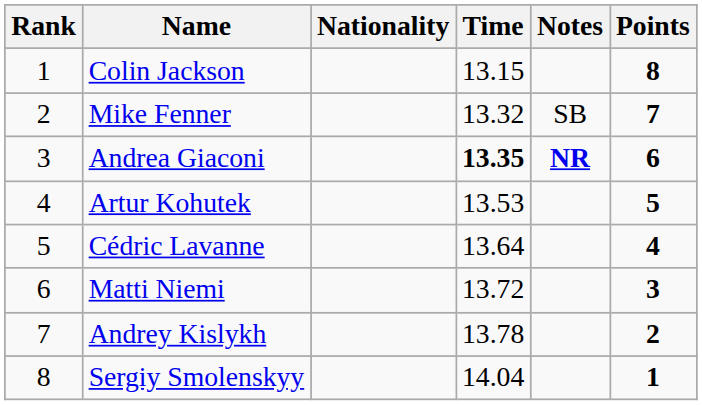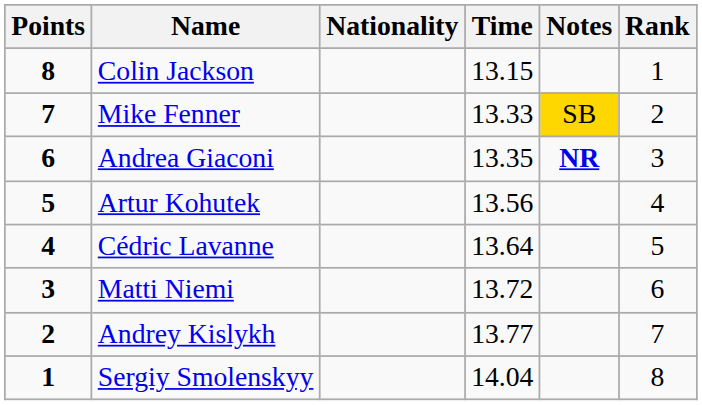columns swapped: (44, 26) <-> (653, 26)
(493, 114) 13.32 -> (502, 114) 13.33
(570, 114) no background -> (579, 114) gold background
(493, 158) bold -> (502, 158) normal
(493, 202) 13.53 -> (502, 202) 13.56
(493, 333) 13.78 -> (502, 333) 13.77
